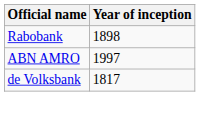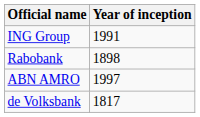+ row: (39, 36)
